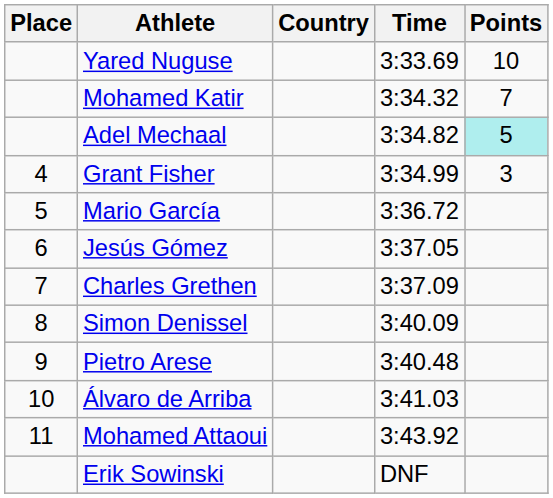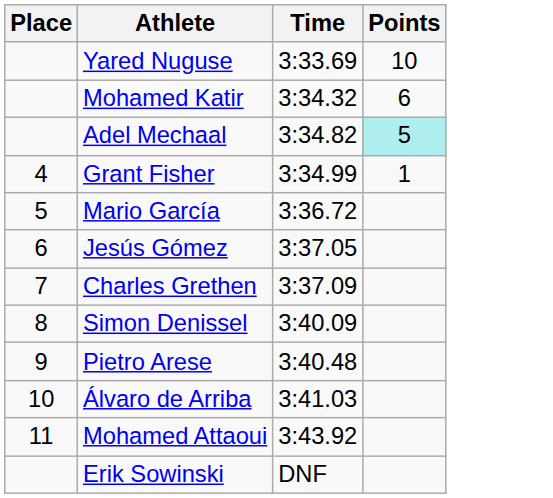- column: (324, 23)
(506, 98) 7 -> (404, 98) 6
(506, 173) 3 -> (404, 173) 1
